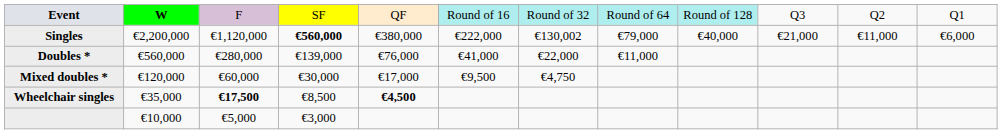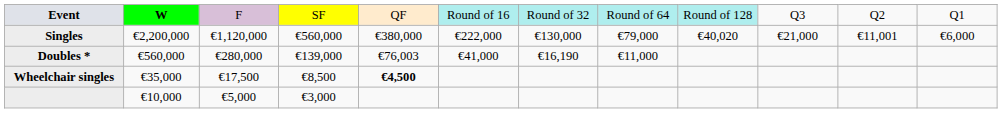(319, 35) bold -> (319, 35) normal
(558, 35) €130,002 -> (558, 35) €130,000
(718, 35) €40,000 -> (718, 35) €40,020
(877, 35) €11,000 -> (877, 35) €11,001
(398, 56) €76,000 -> (398, 56) €76,003
(558, 56) €22,000 -> (558, 56) €16,190
- row: (64, 77)
(239, 97) bold -> (239, 77) normal
